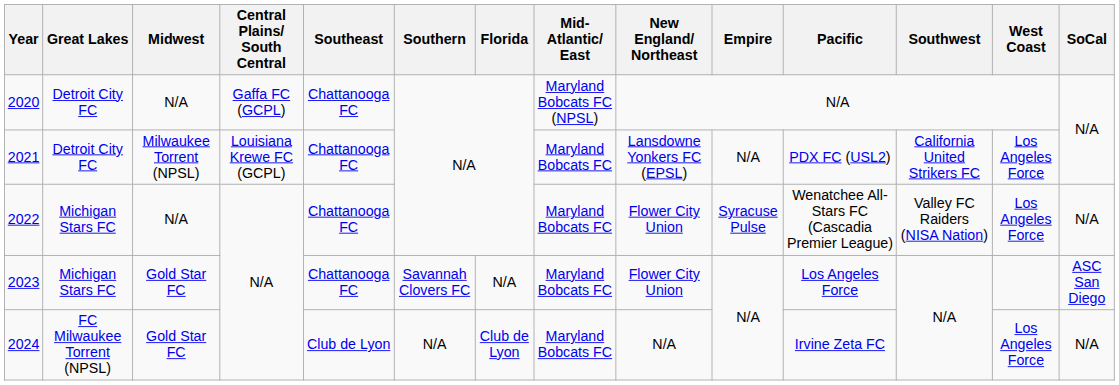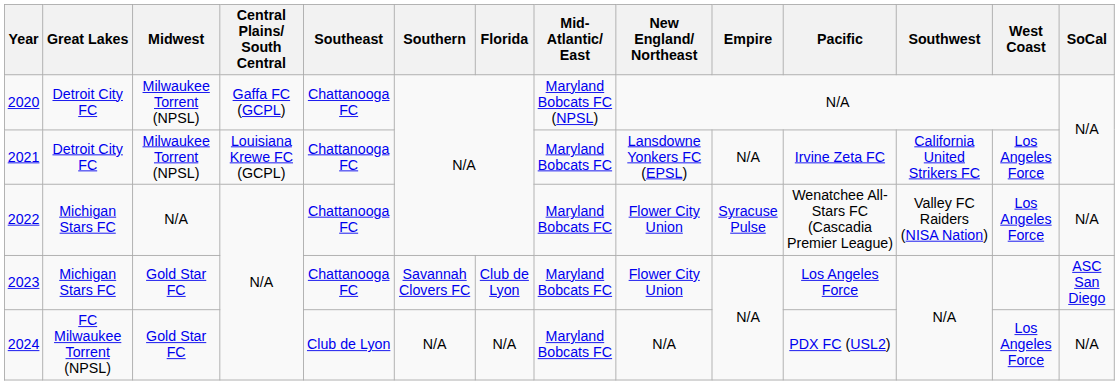(176, 102) N/A -> (176, 102) Milwaukee Torrent (NPSL)
(840, 157) PDX FC (USL2) -> (840, 157) Irvine Zeta FC
(504, 282) N/A -> (504, 282) Club de Lyon
(504, 344) Club de Lyon -> (504, 344) N/A
(840, 344) Irvine Zeta FC -> (840, 344) PDX FC (USL2)
